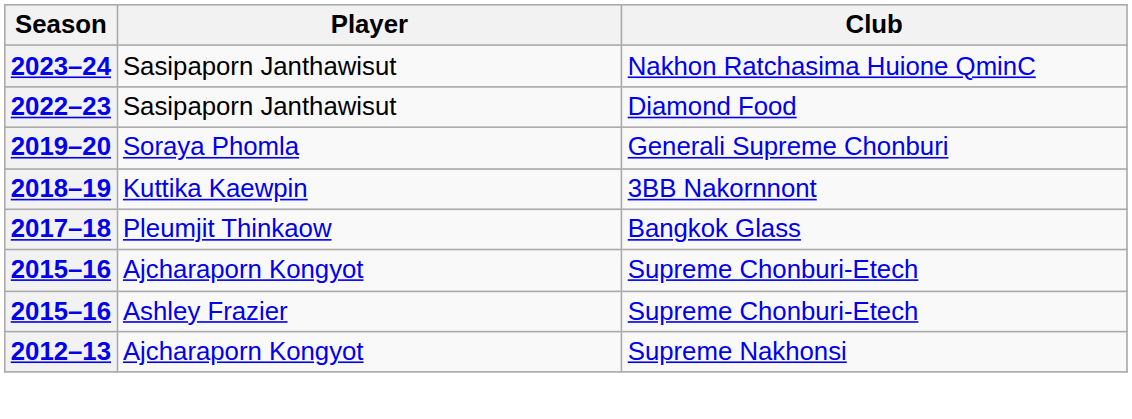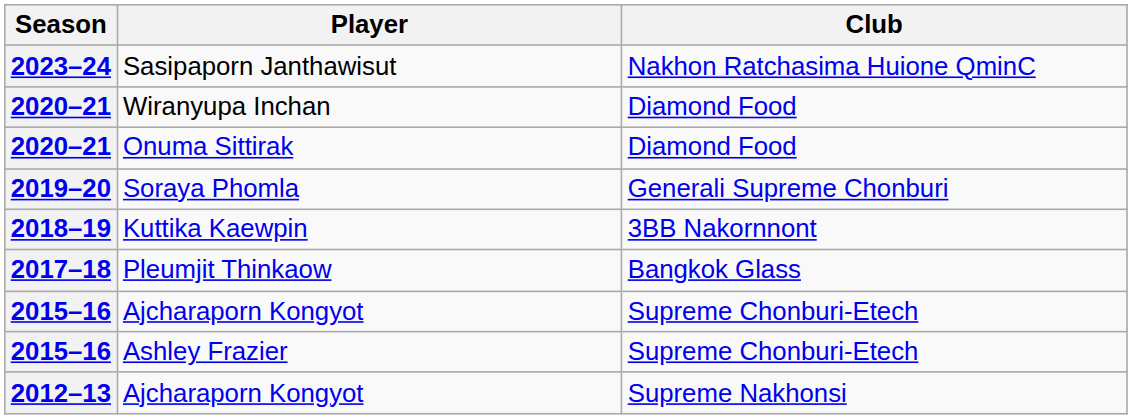- row: (61, 106)
+ row: (61, 106)
+ row: (61, 147)
